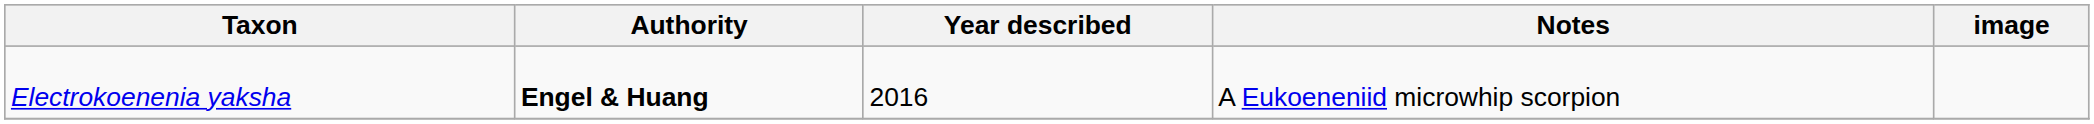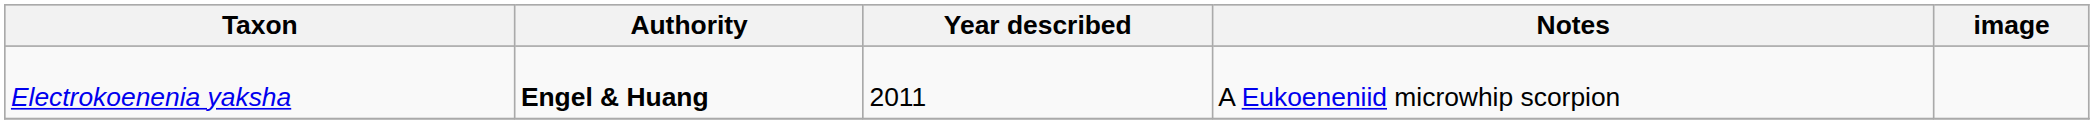(899, 97) 2016 -> (898, 97) 2011
